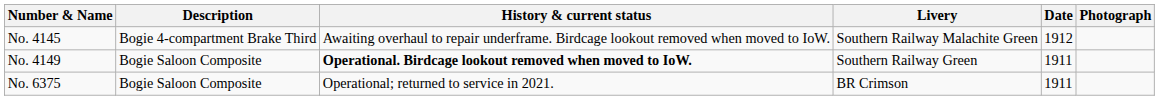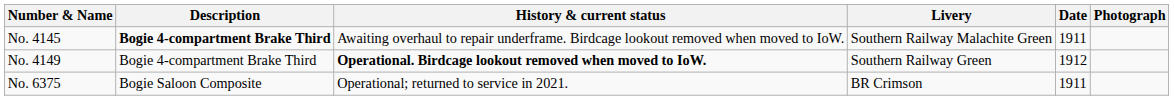(218, 38) normal -> (225, 38) bold
(1059, 38) 1912 -> (1073, 38) 1911
(190, 60) Bogie Saloon Composite -> (218, 60) Bogie 4-compartment Brake Third
(1058, 60) 1911 -> (1073, 60) 1912
